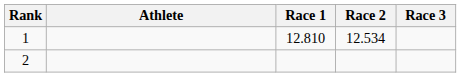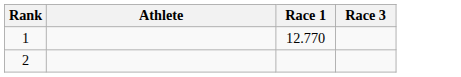- column: (366, 15)
(306, 38) 12.810 -> (306, 38) 12.770
